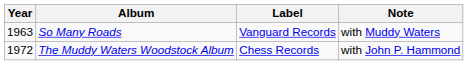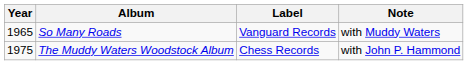(20, 32) 1963 -> (20, 32) 1965
(20, 50) 1972 -> (20, 50) 1975
